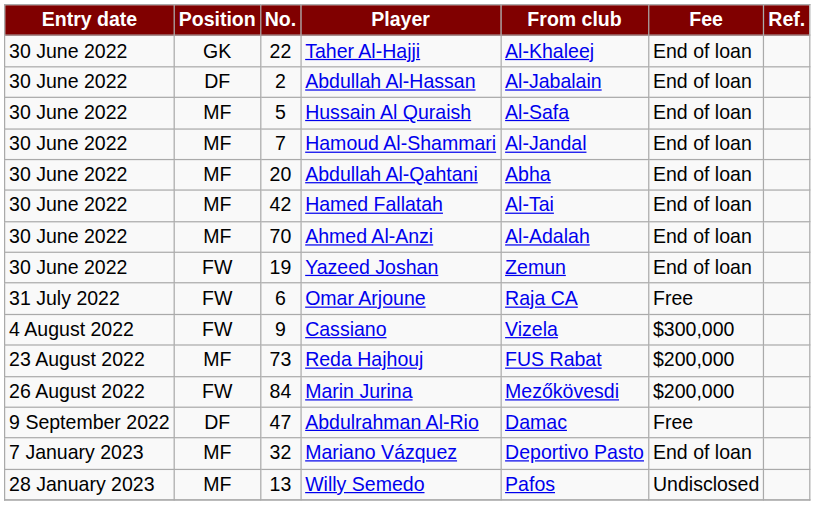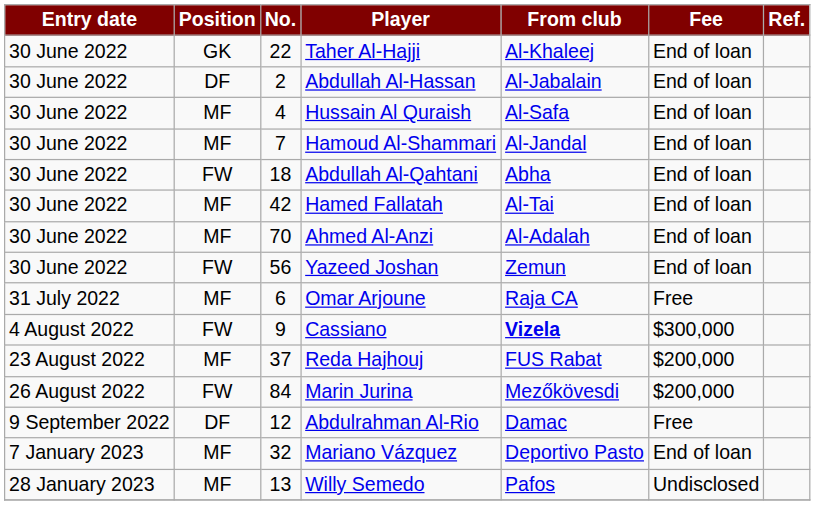(280, 112) 5 -> (280, 112) 4
(217, 174) MF -> (217, 174) FW
(280, 174) 20 -> (280, 174) 18
(280, 267) 19 -> (280, 267) 56
(217, 298) FW -> (217, 298) MF
(532, 329) normal -> (533, 329) bold
(280, 360) 73 -> (280, 360) 37
(280, 422) 47 -> (280, 422) 12
